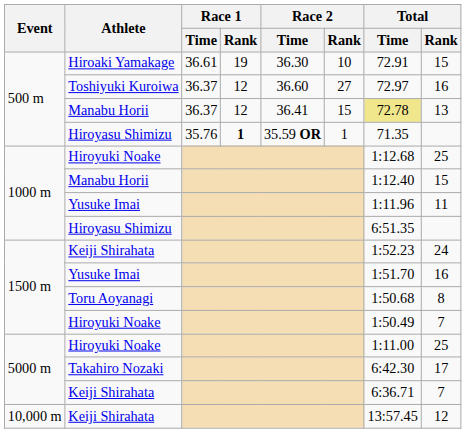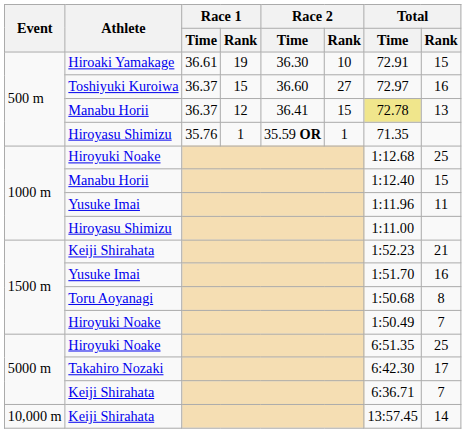(241, 87) 12 -> (241, 87) 15
(241, 134) bold -> (241, 134) normal
(393, 228) 6:51.35 -> (393, 228) 1:11.00
(441, 251) 24 -> (441, 251) 21
(393, 345) 1:11.00 -> (393, 345) 6:51.35
(441, 416) 12 -> (441, 416) 14
